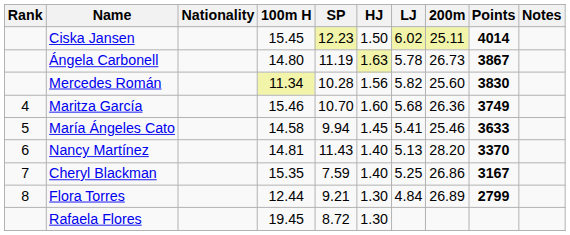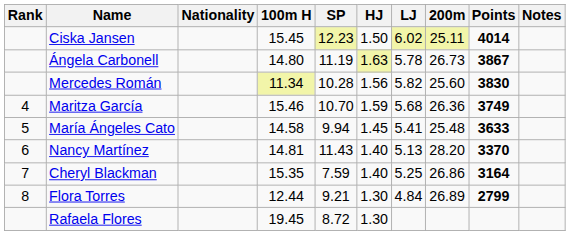(374, 106) 1.60 -> (374, 106) 1.59
(447, 128) 25.46 -> (447, 128) 25.48
(494, 173) 3167 -> (494, 173) 3164
